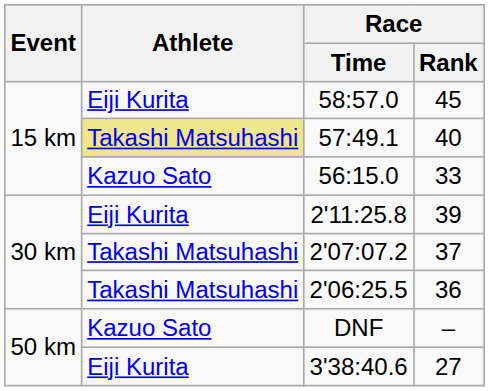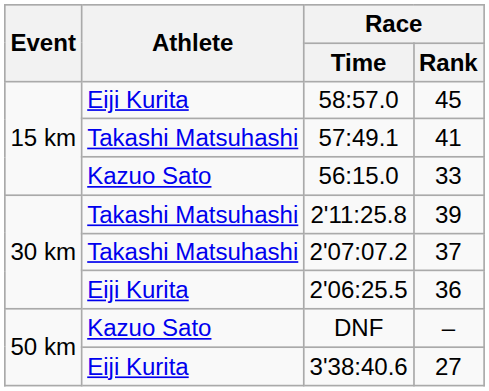(193, 138) khaki background -> (193, 138) no background
(448, 138) 40 -> (448, 138) 41
(138, 214) Eiji Kurita -> (193, 214) Takashi Matsuhashi
(193, 290) Takashi Matsuhashi -> (138, 290) Eiji Kurita
